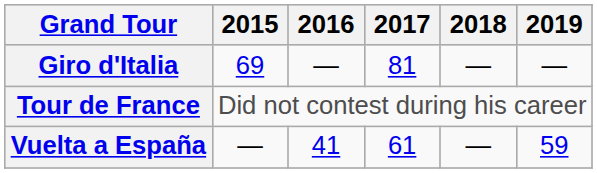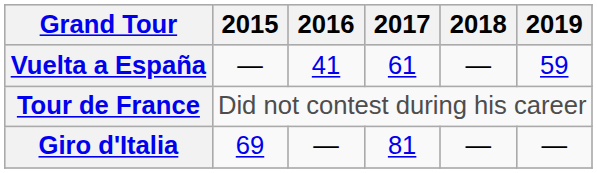rows swapped: (108, 65) <-> (108, 146)
